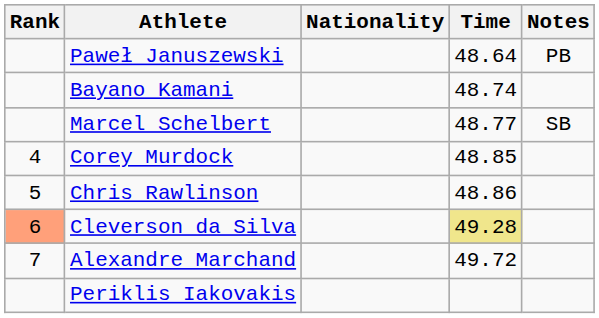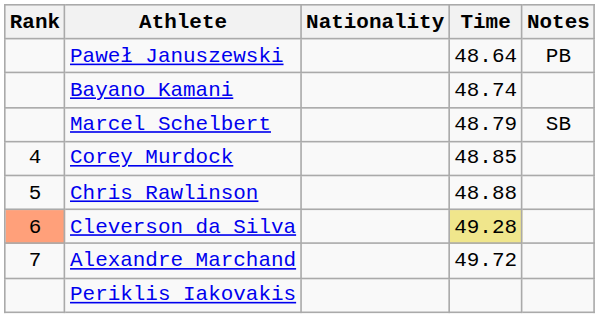(486, 124) 48.77 -> (486, 124) 48.79
(486, 192) 48.86 -> (486, 192) 48.88
